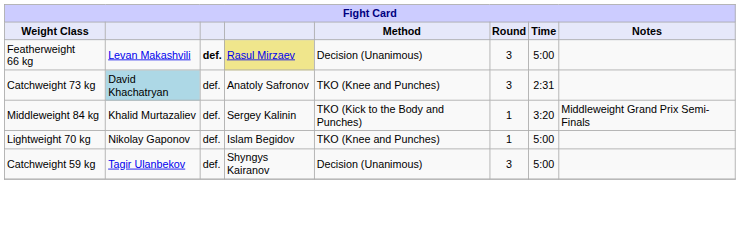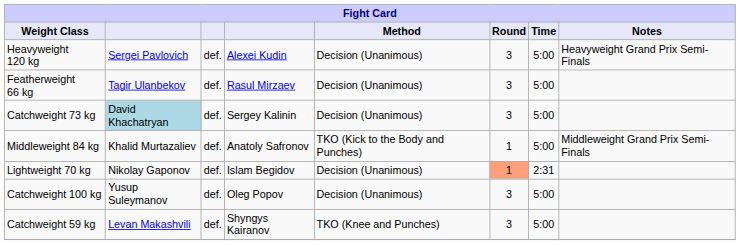+ row: (38, 55)
(149, 55) Levan Makashvili -> (147, 85) Tagir Ulanbekov
(212, 55) bold -> (213, 85) normal
(261, 55) khaki background -> (261, 85) no background
(268, 85) Anatoly Safronov -> (262, 115) Sergey Kalinin
(378, 85) TKO (Knee and Punches) -> (369, 115) Decision (Unanimous)
(544, 85) 2:31 -> (544, 115) 5:00
(262, 115) Sergey Kalinin -> (268, 146) Anatoly Safronov
(544, 115) 3:20 -> (544, 146) 5:00
(378, 139) TKO (Knee and Punches) -> (369, 170) Decision (Unanimous)
(509, 139) no background -> (509, 170) lightsalmon background
(544, 139) 5:00 -> (544, 170) 2:31
+ row: (54, 194)
(147, 163) Tagir Ulanbekov -> (149, 224) Levan Makashvili
(370, 163) Decision (Unanimous) -> (378, 224) TKO (Knee and Punches)
